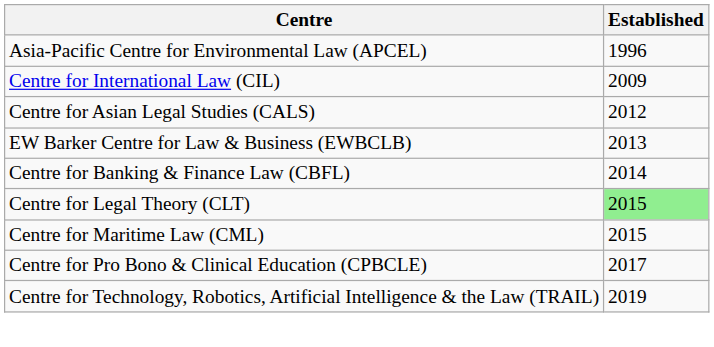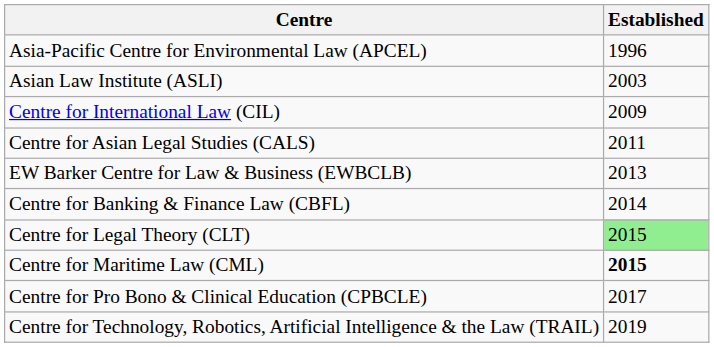+ row: (116, 81)
(627, 111) 2012 -> (627, 142) 2011
(627, 234) normal -> (627, 265) bold
